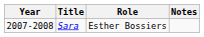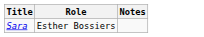- column: (30, 11)
